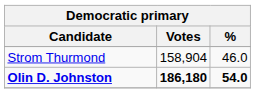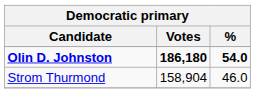rows swapped: (60, 78) <-> (56, 57)
